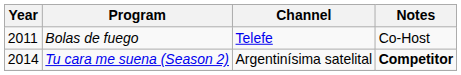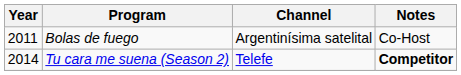(254, 38) Telefe -> (304, 38) Argentinísima satelital
(304, 60) Argentinísima satelital -> (254, 60) Telefe
